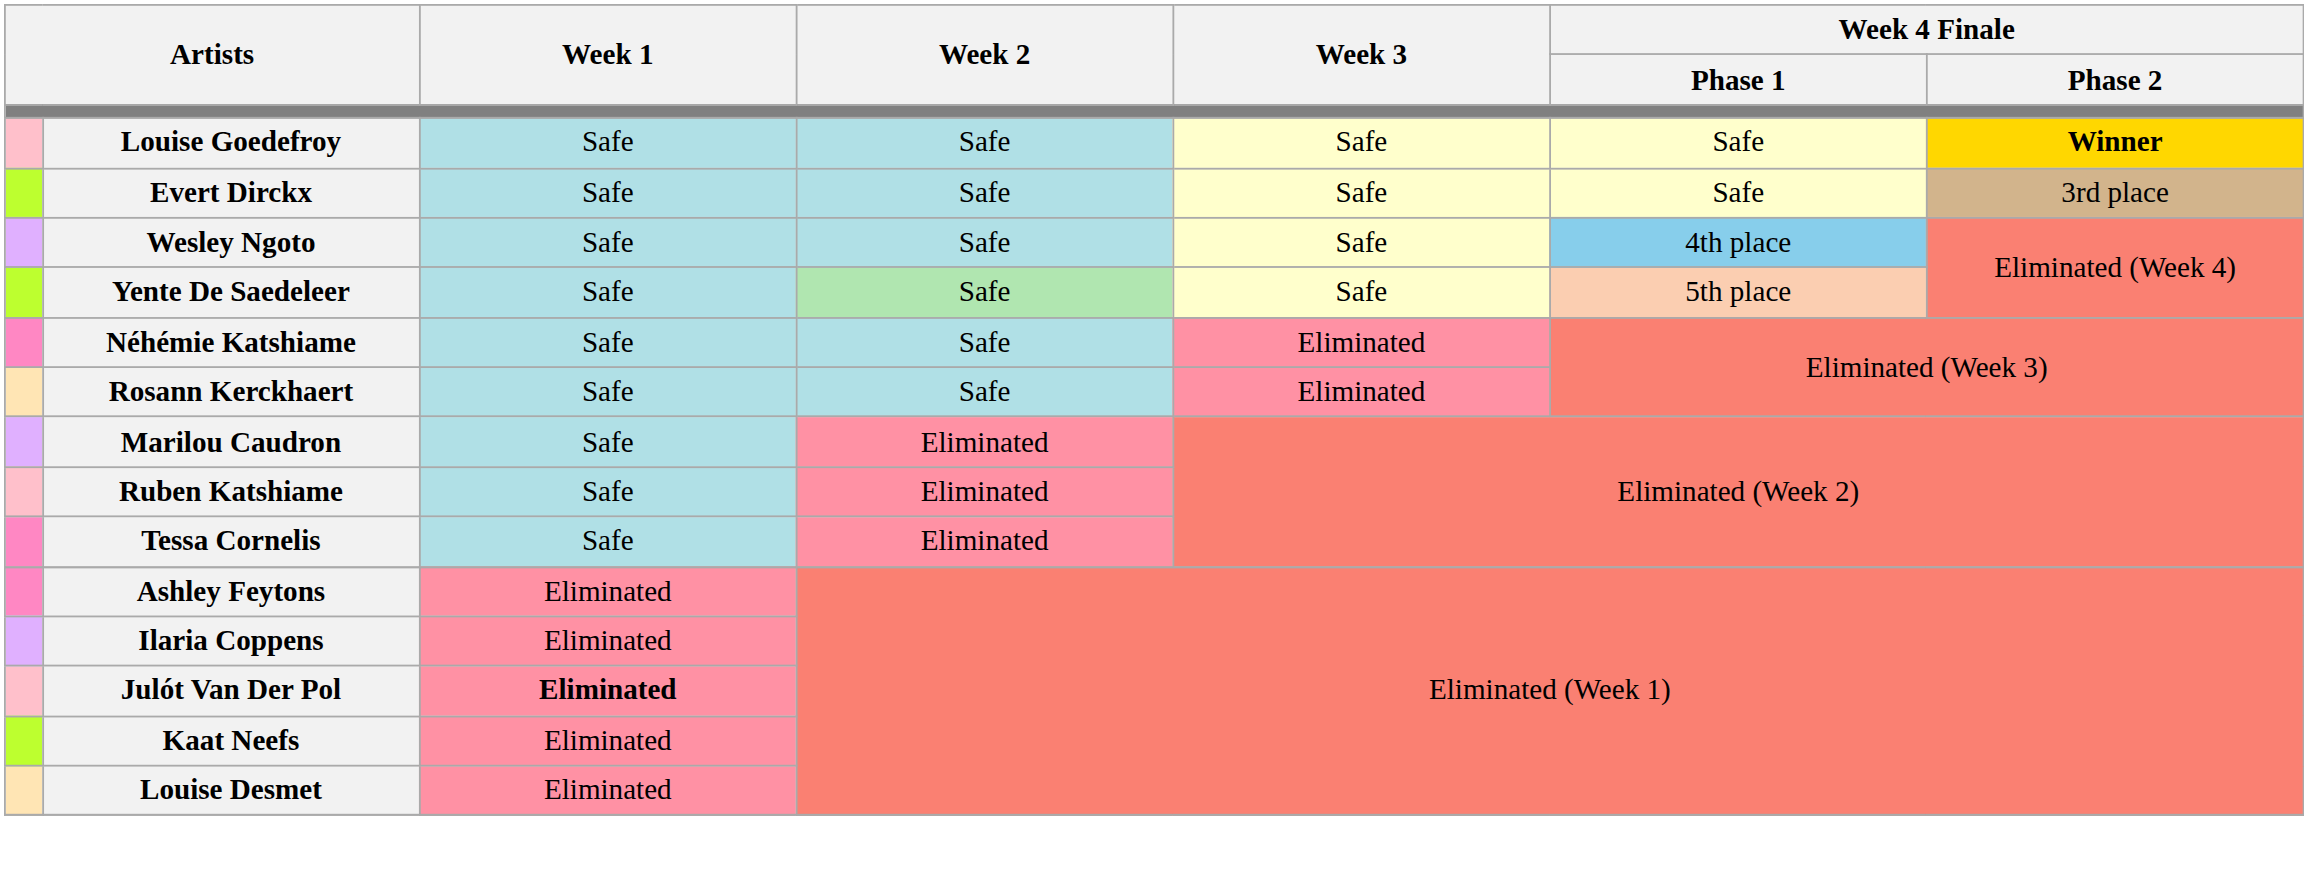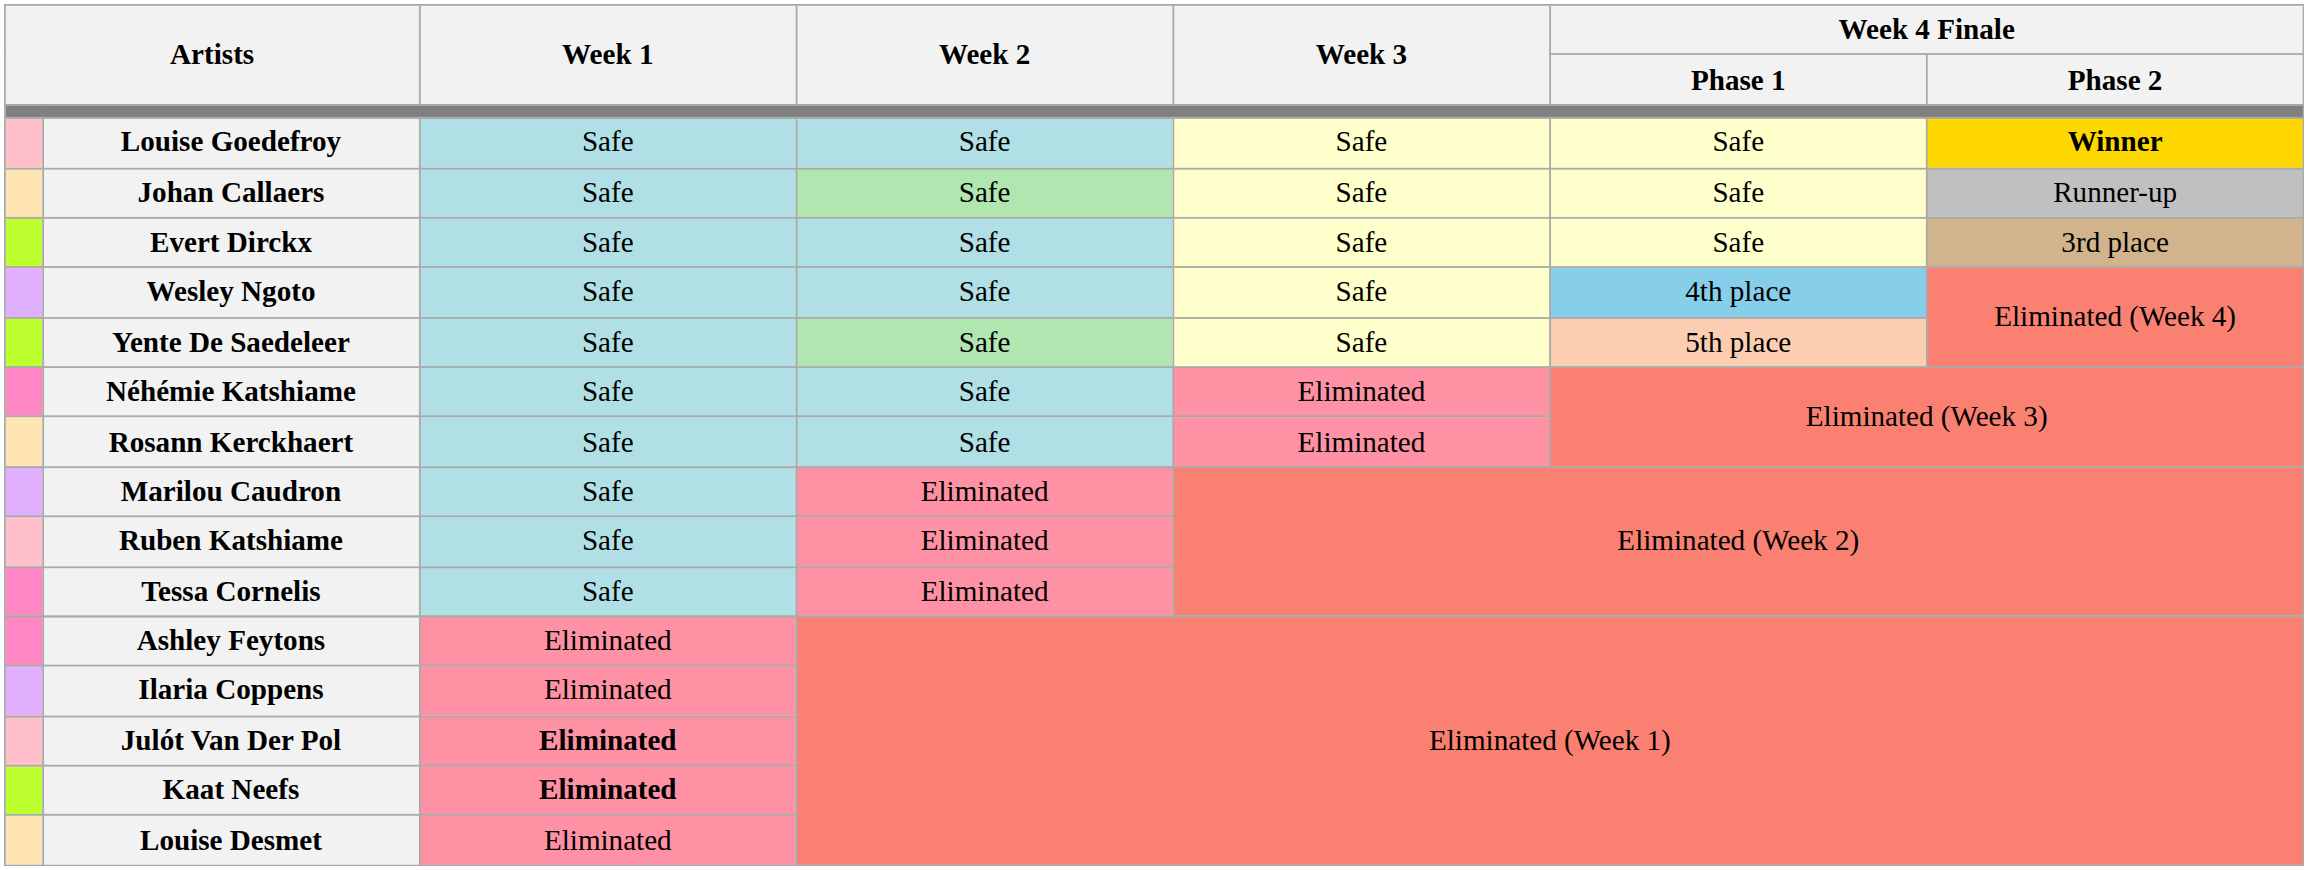+ row: (231, 192)
(608, 740) normal -> (608, 790) bold
